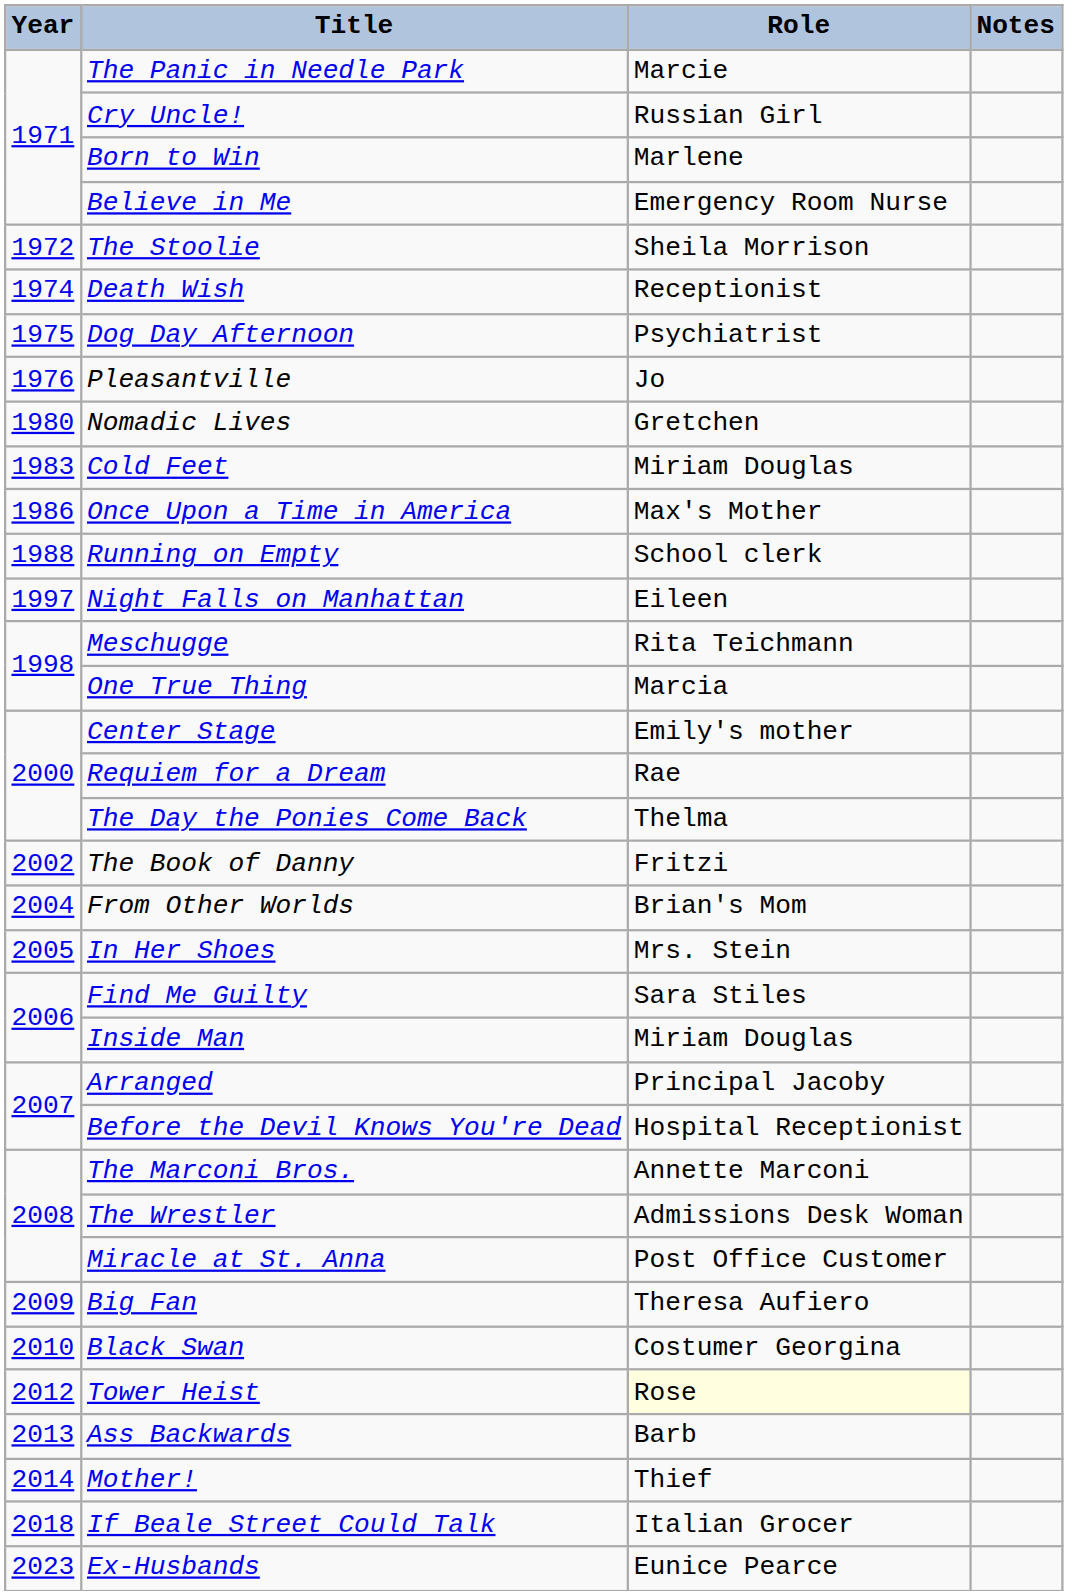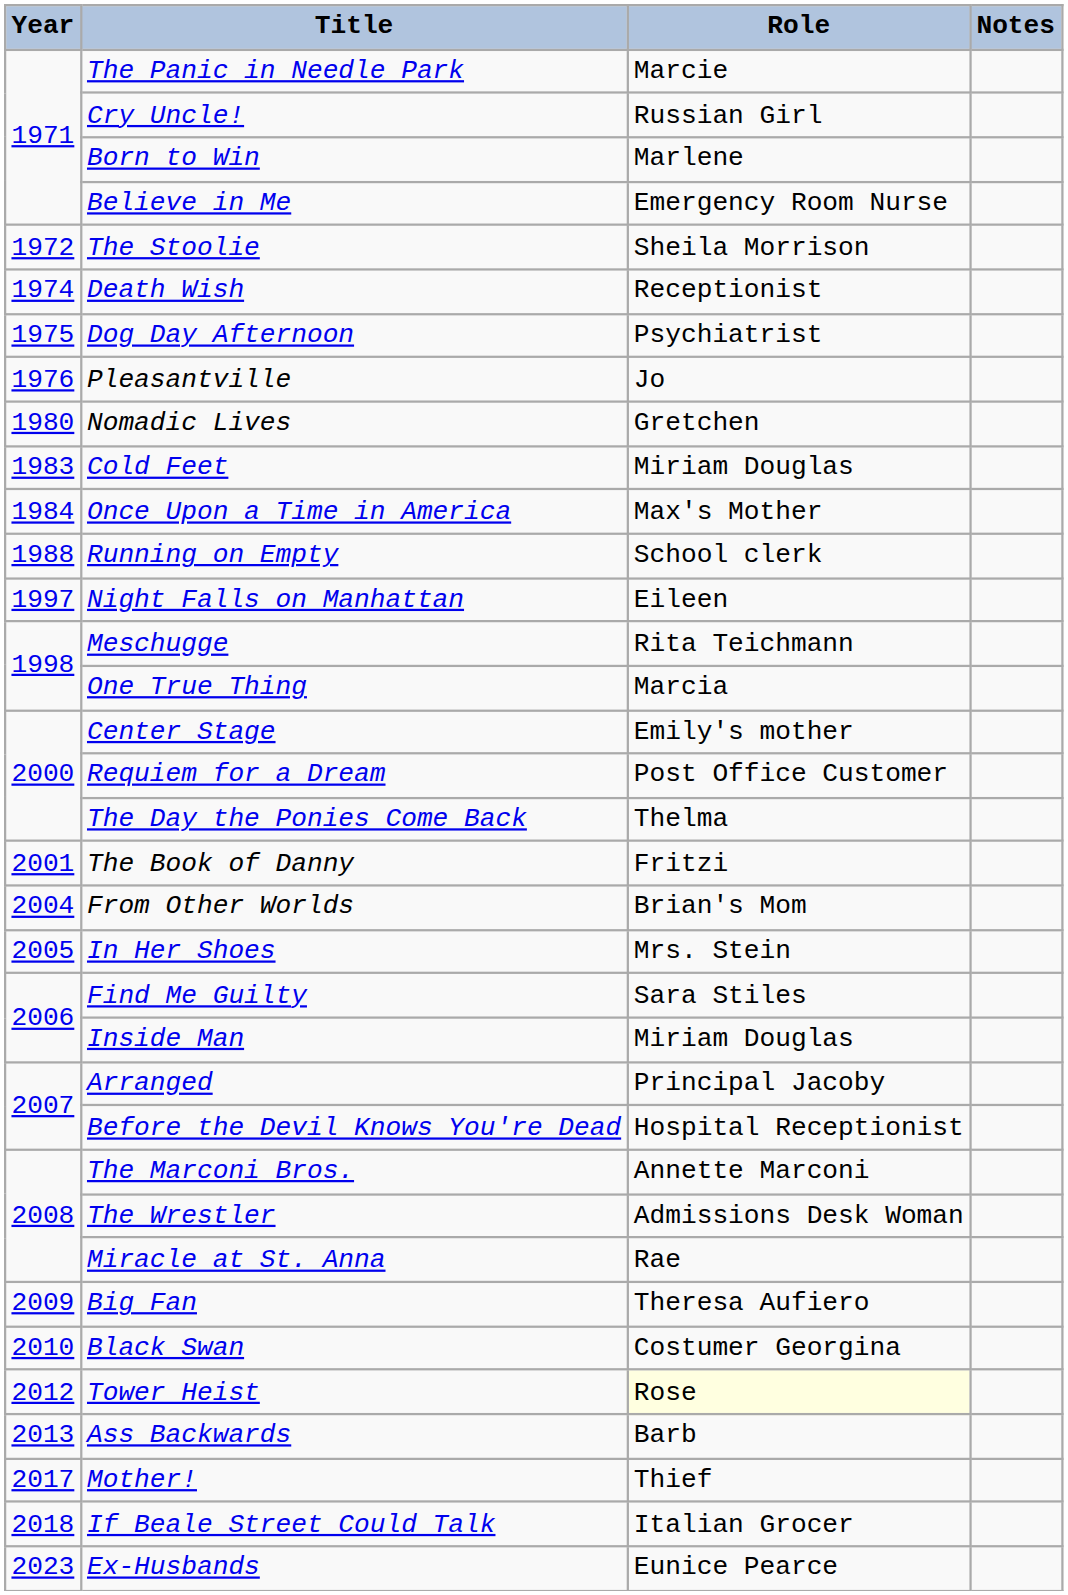(43, 511) 1986 -> (43, 511) 1984
(657, 775) Rae -> (791, 775) Post Office Customer
(43, 863) 2002 -> (43, 863) 2001
(791, 1260) Post Office Customer -> (657, 1260) Rae
(43, 1480) 2014 -> (43, 1480) 2017
